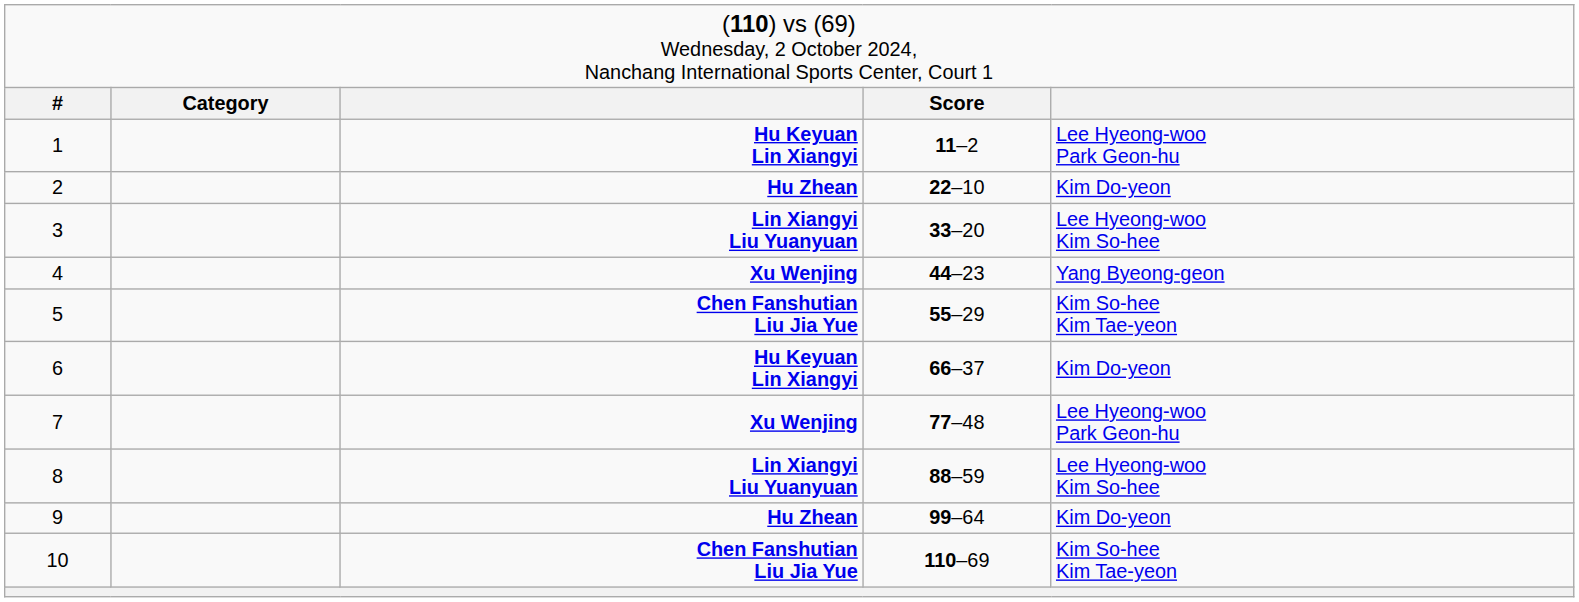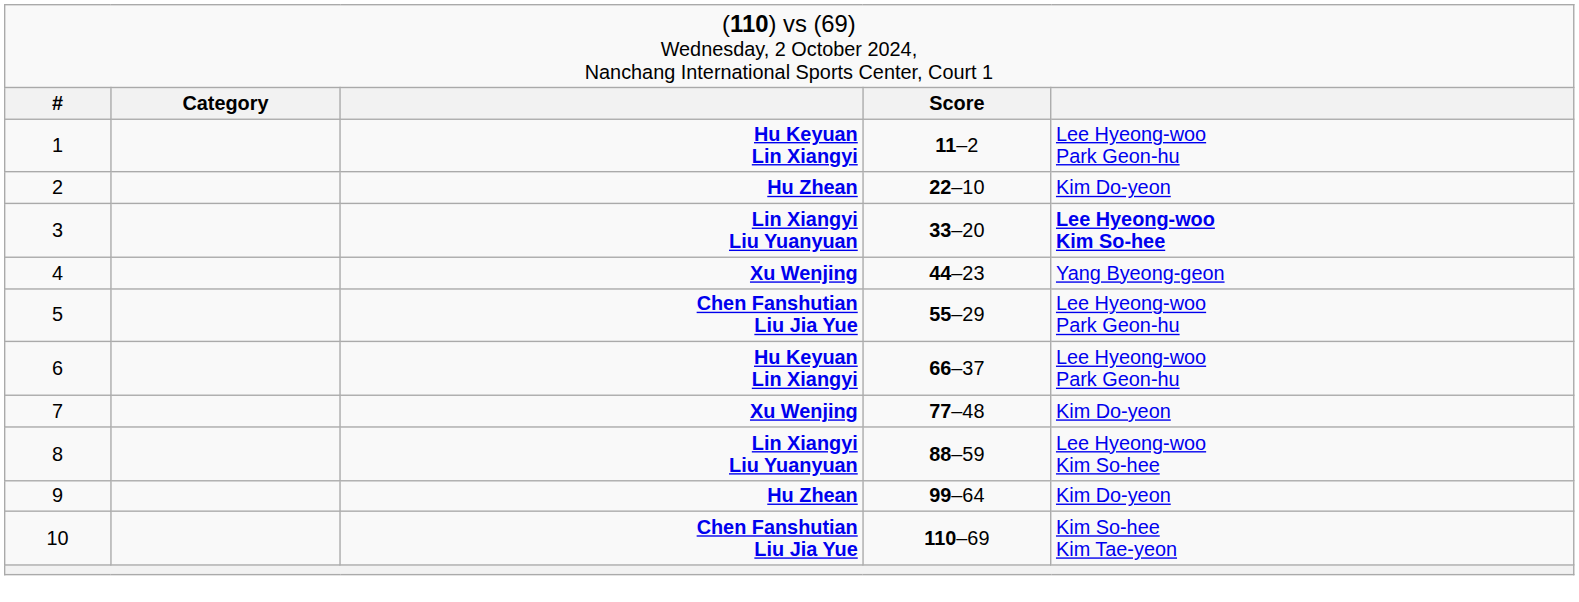(1131, 231) normal -> (1135, 231) bold
(1117, 315) Kim So-hee Kim Tae-yeon -> (1131, 315) Lee Hyeong-woo Park Geon-hu
(1113, 369) Kim Do-yeon -> (1131, 369) Lee Hyeong-woo Park Geon-hu
(1131, 422) Lee Hyeong-woo Park Geon-hu -> (1113, 411) Kim Do-yeon
